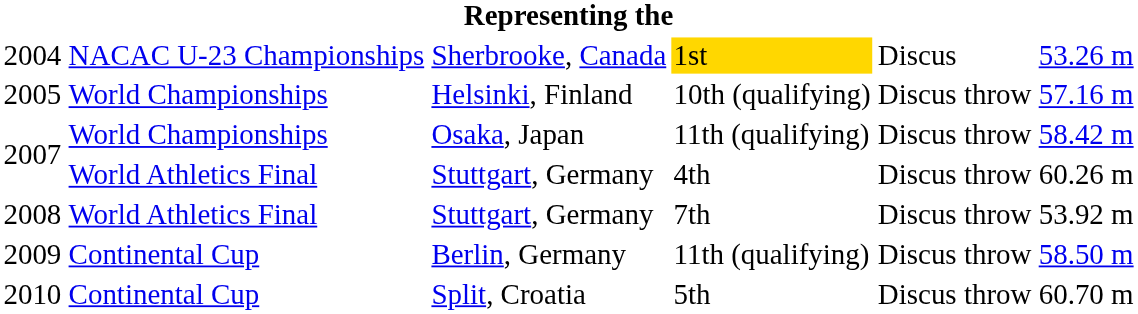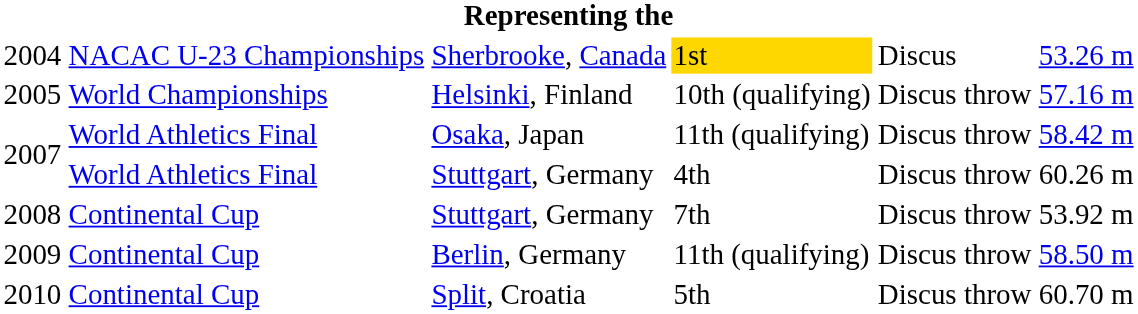(198, 134) World Championships -> (193, 134) World Athletics Final
(193, 214) World Athletics Final -> (164, 214) Continental Cup
